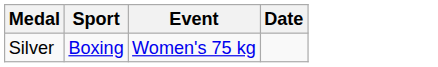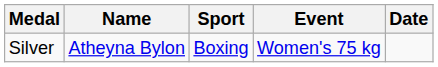+ column: (127, 19)
